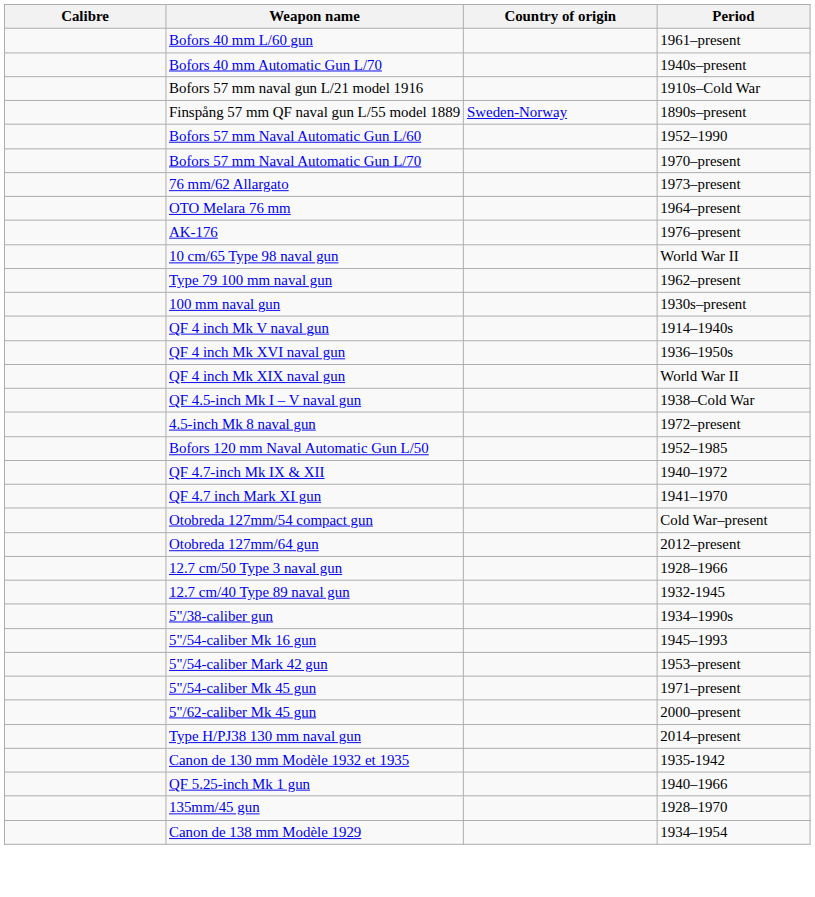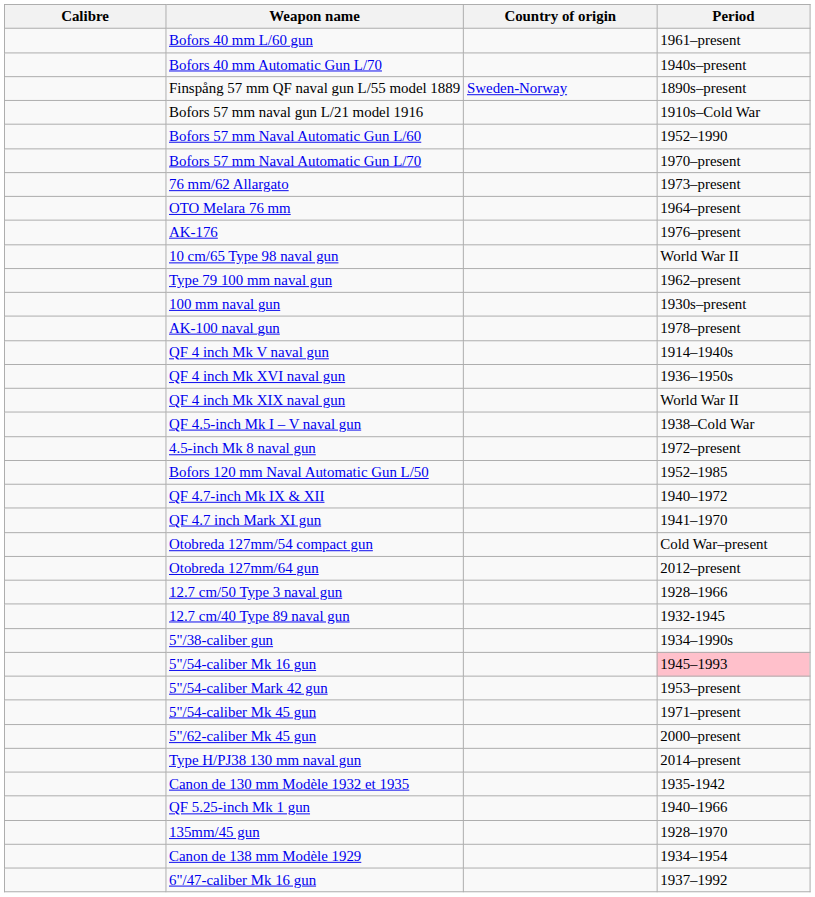rows swapped: (315, 112) <-> (296, 88)
+ row: (224, 328)
(694, 639) no background -> (694, 663) pink background
+ row: (243, 879)
